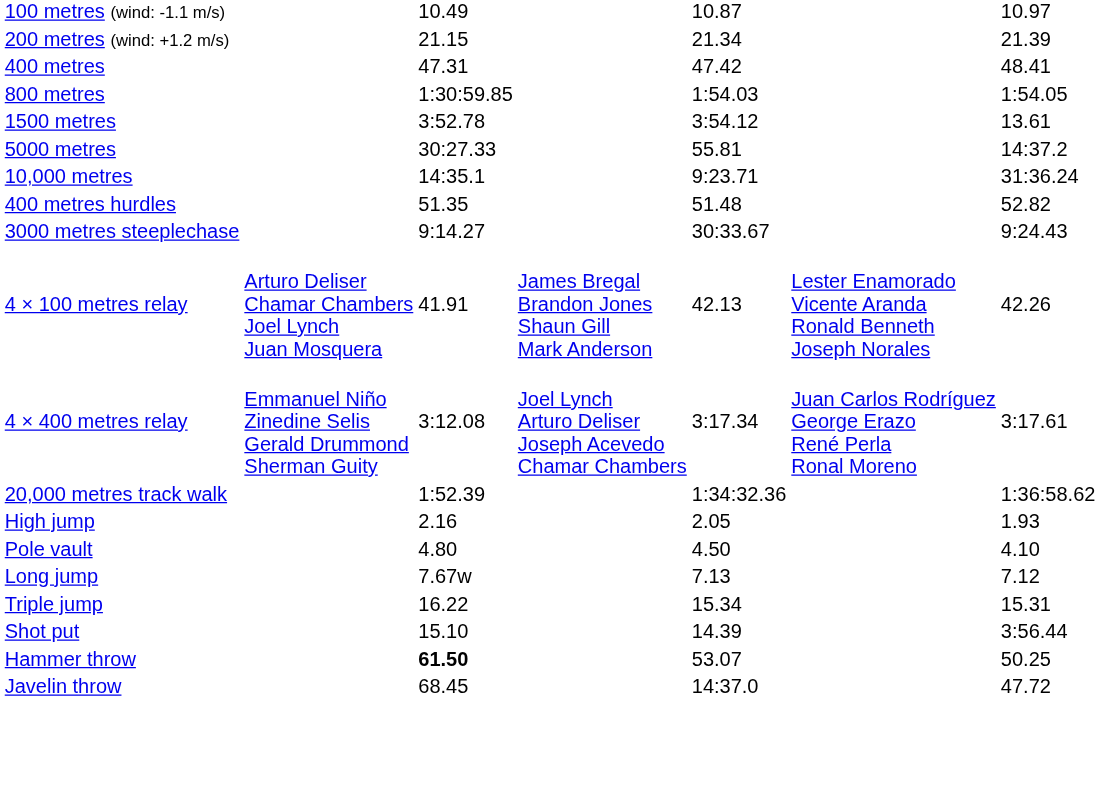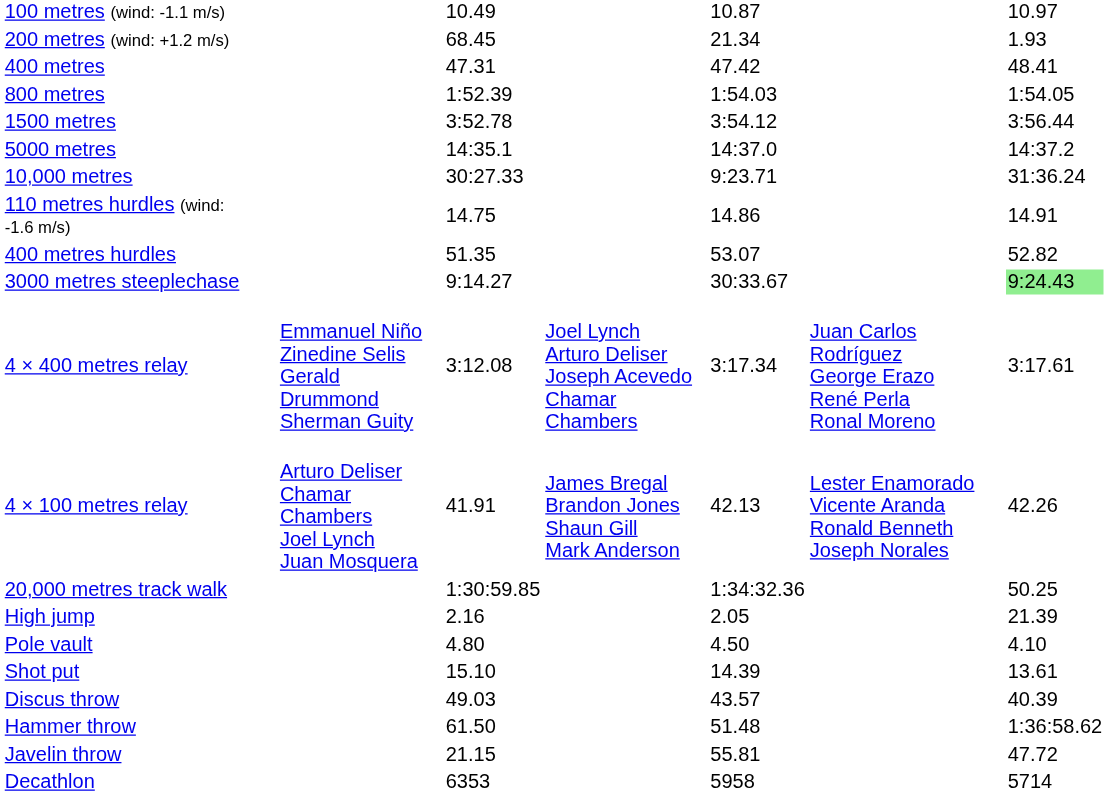(443, 39) 21.15 -> (471, 39) 68.45
(1026, 39) 21.39 -> (1027, 39) 1.93
(466, 94) 1:30:59.85 -> (479, 94) 1:52.39
(1026, 121) 13.61 -> (1041, 121) 3:56.44
(457, 149) 30:27.33 -> (479, 149) 14:35.1
(717, 149) 55.81 -> (744, 149) 14:37.0
(452, 176) 14:35.1 -> (485, 176) 30:27.33
+ row: (115, 215)
(717, 204) 51.48 -> (735, 254) 53.07
(1034, 231) no background -> (1041, 281) lightgreen background
rows swapped: (96, 304) <-> (96, 421)
(452, 494) 1:52.39 -> (493, 589) 1:30:59.85
(1048, 494) 1:36:58.62 -> (1033, 589) 50.25
(1020, 521) 1.93 -> (1033, 616) 21.39
- row: (51, 576)
- row: (54, 604)
(1034, 631) 3:56.44 -> (1033, 671) 13.61
+ row: (62, 699)
(443, 659) bold -> (471, 726) normal
(717, 659) 53.07 -> (735, 726) 51.48
(1026, 659) 50.25 -> (1055, 726) 1:36:58.62
(443, 686) 68.45 -> (471, 754) 21.15
(725, 686) 14:37.0 -> (735, 754) 55.81
+ row: (50, 781)
